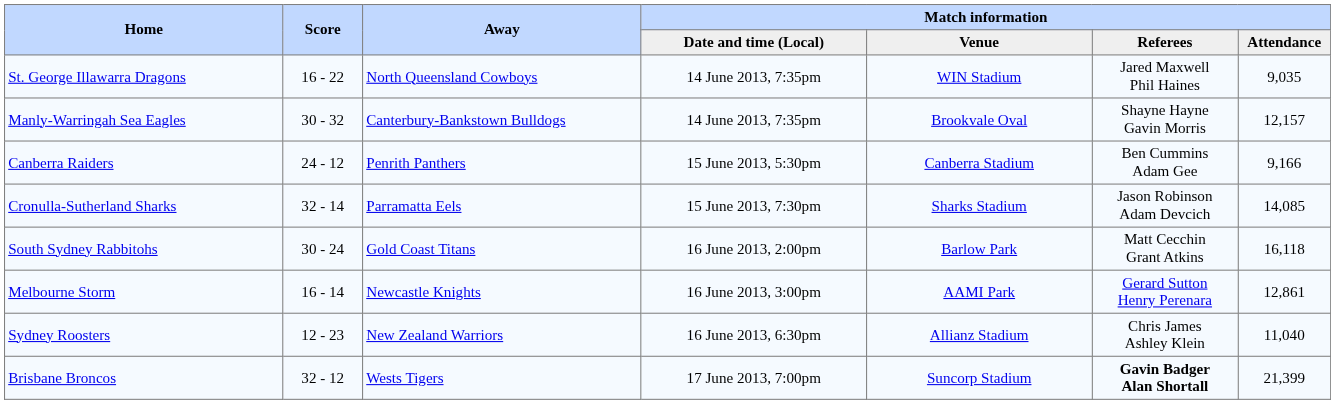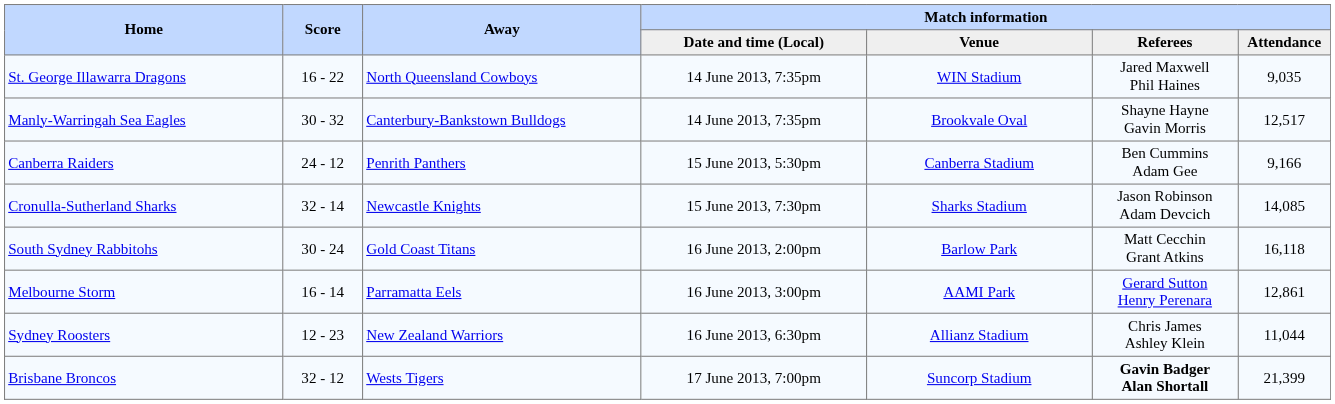(1284, 119) 12,157 -> (1284, 119) 12,517
(414, 205) Parramatta Eels -> (424, 205) Newcastle Knights
(424, 291) Newcastle Knights -> (414, 291) Parramatta Eels
(1284, 334) 11,040 -> (1284, 334) 11,044
